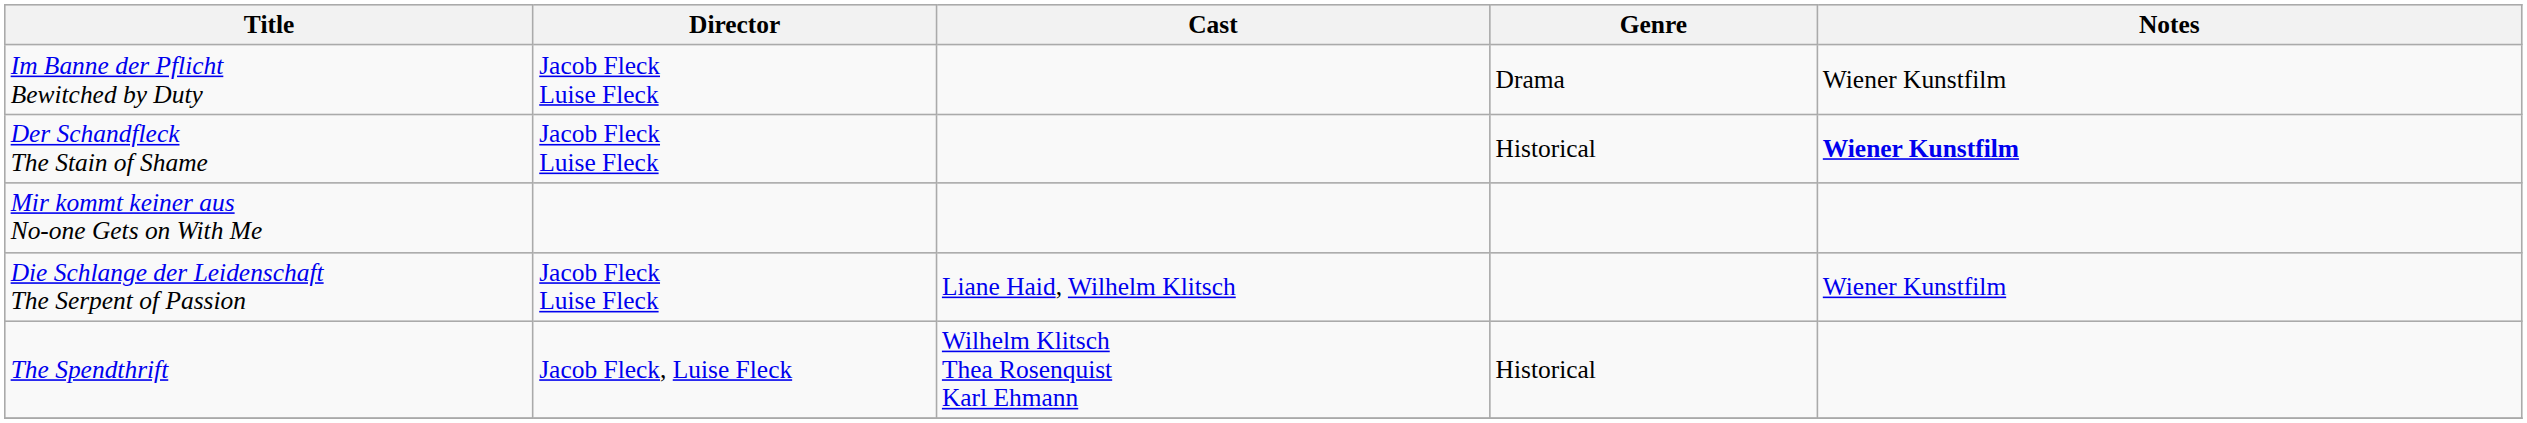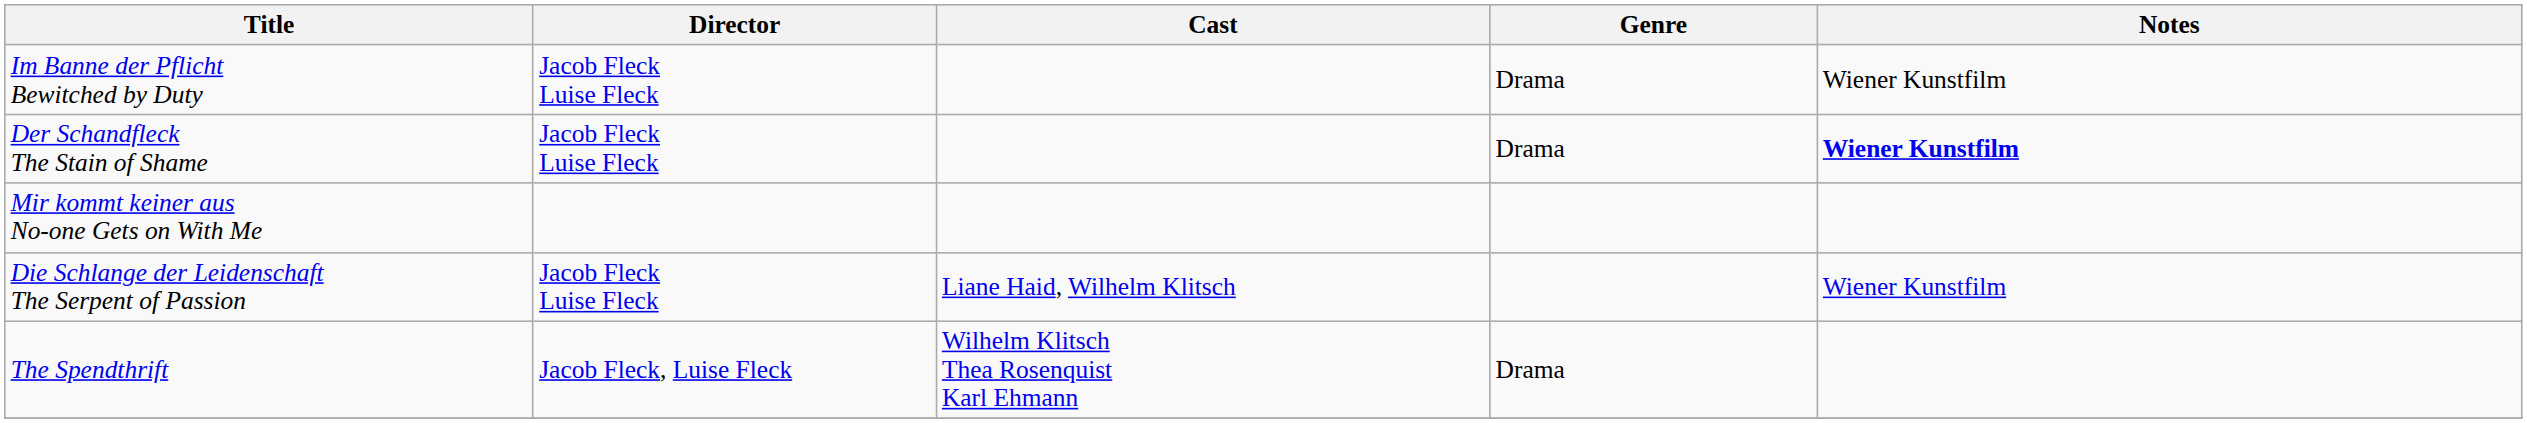(1546, 148) Historical -> (1530, 148) Drama
(1546, 369) Historical -> (1530, 369) Drama
